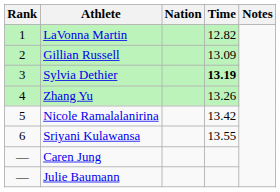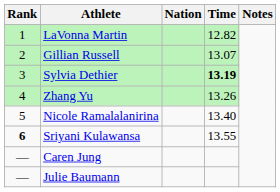(222, 55) 13.09 -> (222, 55) 13.07
(222, 116) 13.42 -> (222, 116) 13.40
(22, 136) normal -> (22, 136) bold
